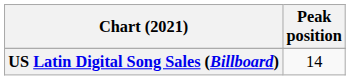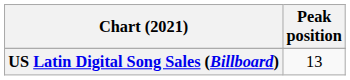(314, 61) 14 -> (314, 61) 13
